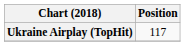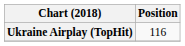(158, 31) 117 -> (158, 31) 116
